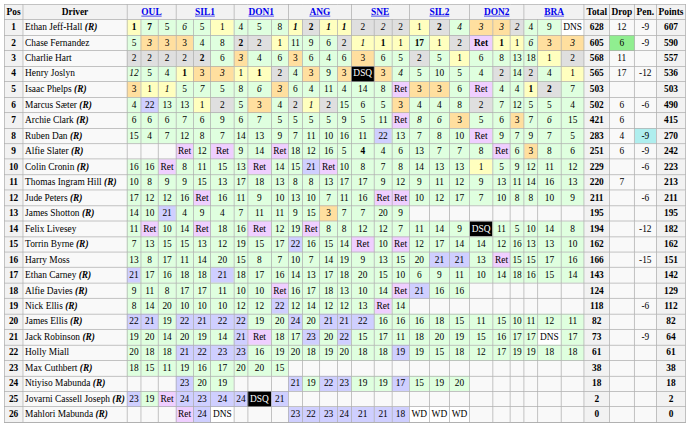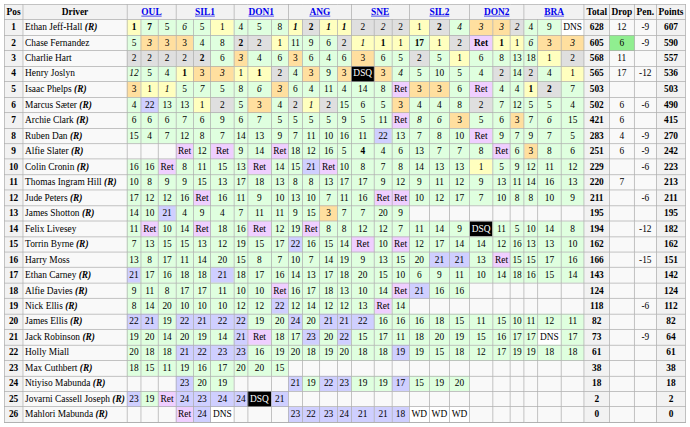(645, 135) paleturquoise background -> (645, 135) no background
(671, 290) 129 -> (671, 290) 124
